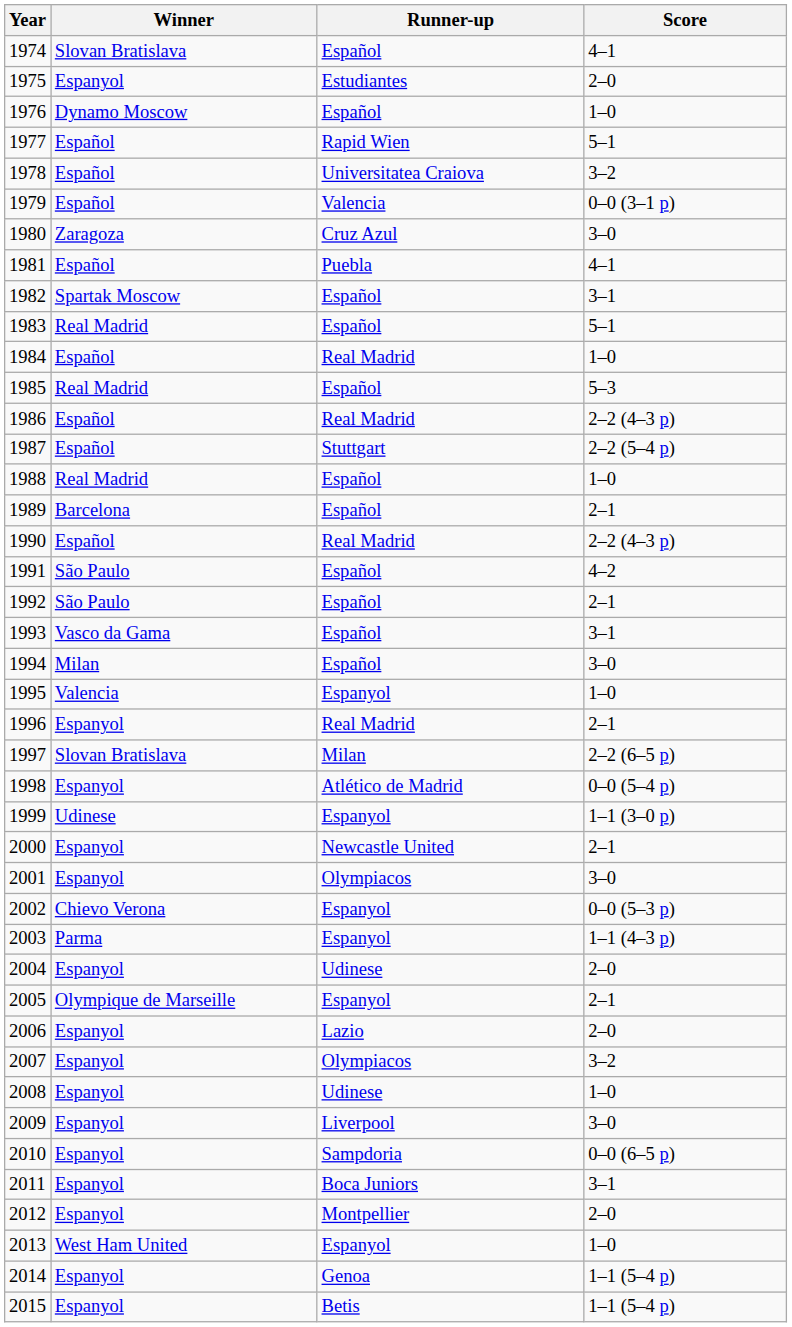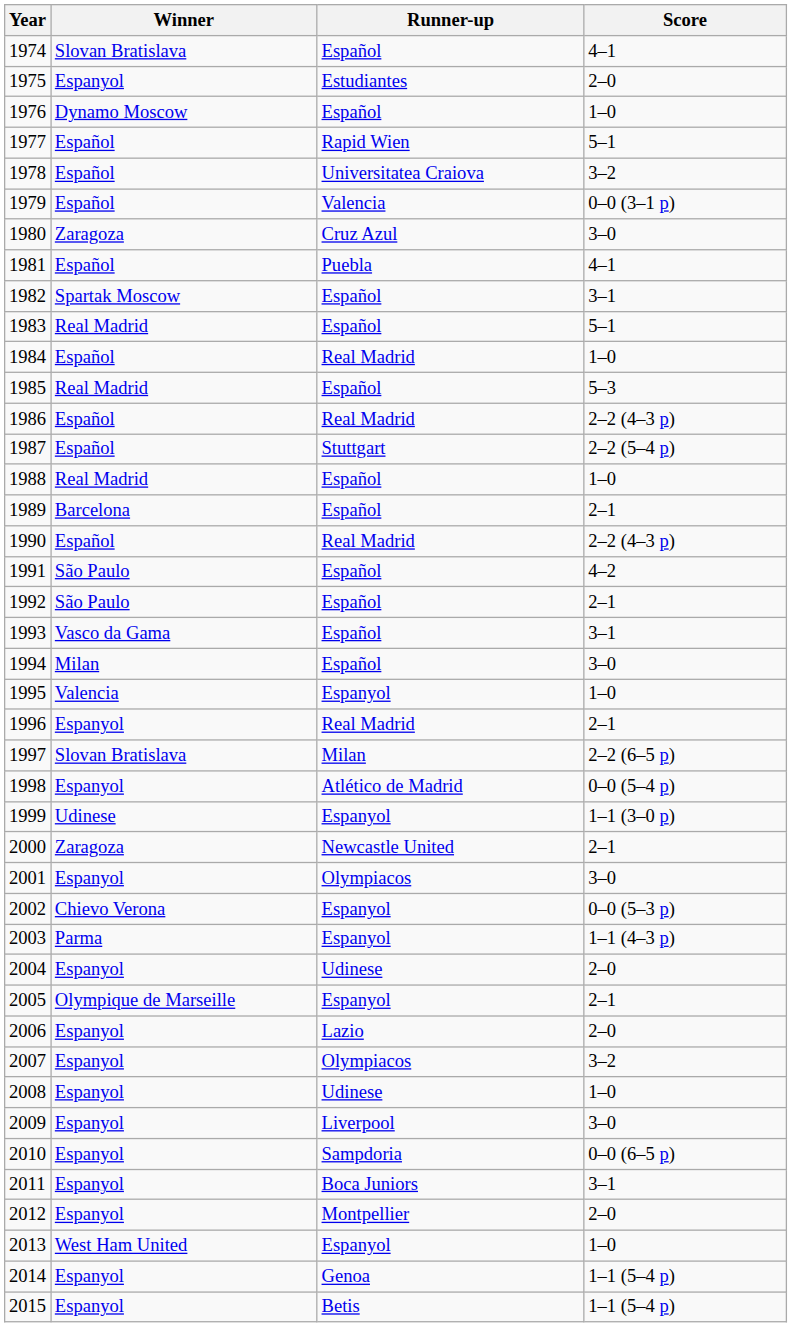(89, 847) Espanyol -> (89, 847) Zaragoza
